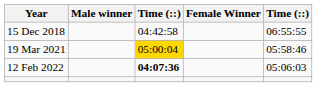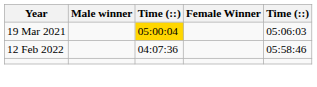- row: (36, 31)
(286, 49) 05:58:46 -> (286, 31) 05:06:03
(158, 67) bold -> (158, 49) normal
(286, 67) 05:06:03 -> (286, 49) 05:58:46
